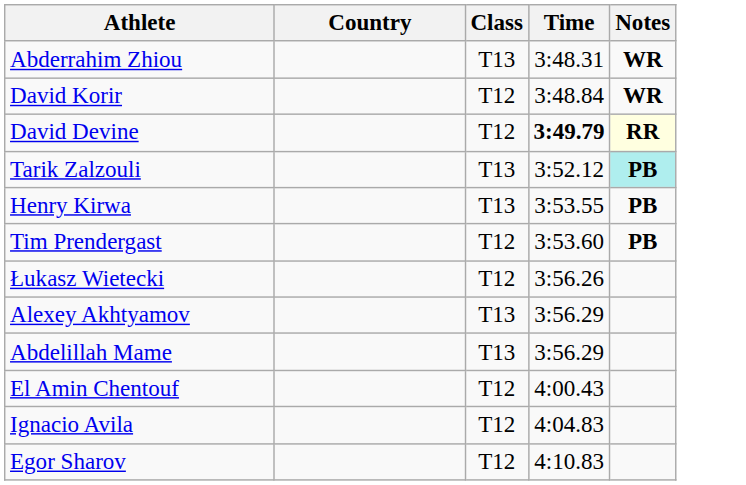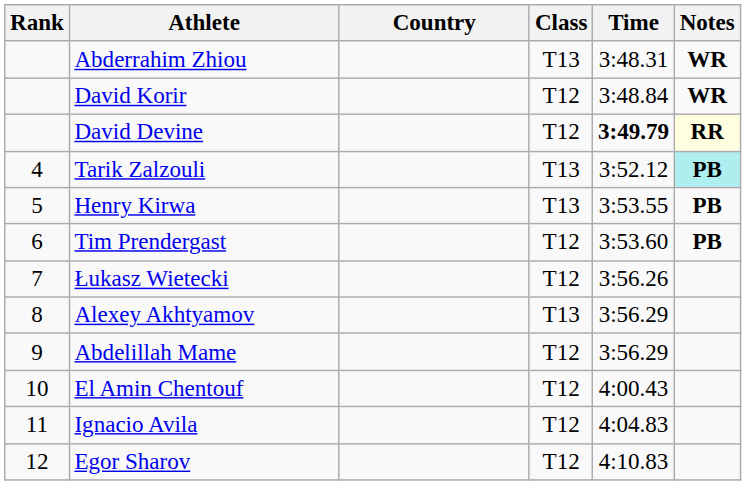+ column: (37, 22)
(497, 351) T13 -> (561, 351) T12
